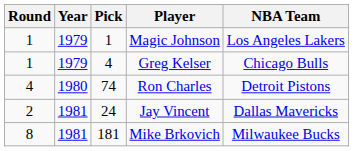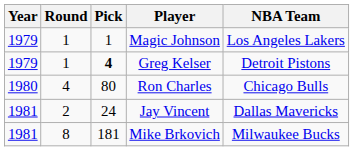columns swapped: (73, 16) <-> (29, 16)
(108, 63) normal -> (108, 63) bold
(286, 63) Chicago Bulls -> (286, 63) Detroit Pistons
(108, 87) 74 -> (108, 87) 80
(286, 87) Detroit Pistons -> (286, 87) Chicago Bulls
